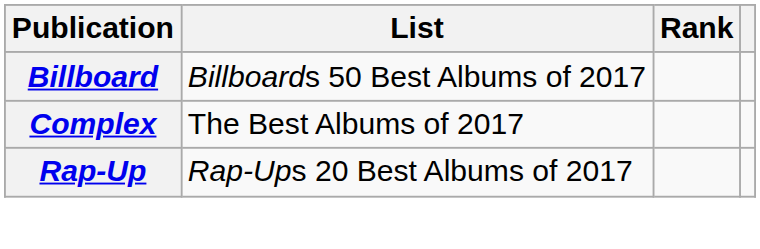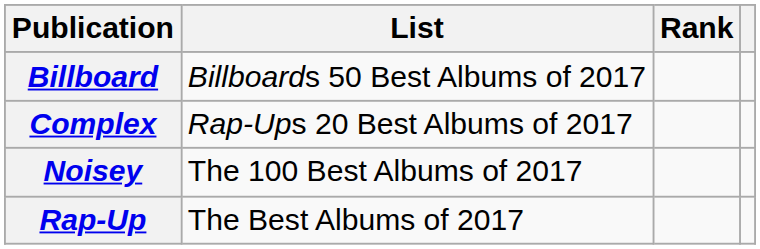(356, 123) The Best Albums of 2017 -> (410, 123) Rap-Ups 20 Best Albums of 2017
+ row: (93, 171)
(410, 171) Rap-Ups 20 Best Albums of 2017 -> (356, 219) The Best Albums of 2017
